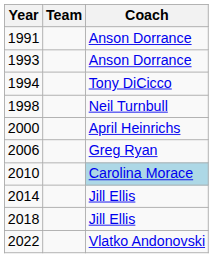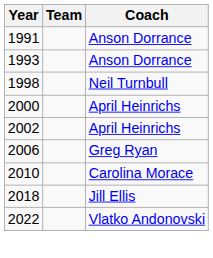- row: (24, 83)
+ row: (24, 128)
(141, 173) lightblue background -> (141, 173) no background
- row: (24, 196)
